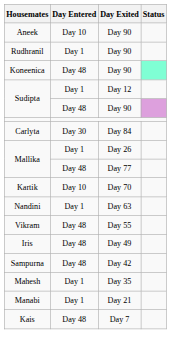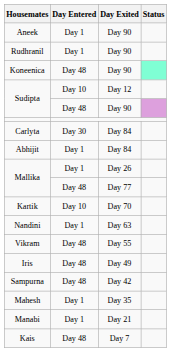(74, 32) Day 10 -> (74, 32) Day 1
(74, 89) Day 1 -> (74, 89) Day 10
+ row: (27, 149)
